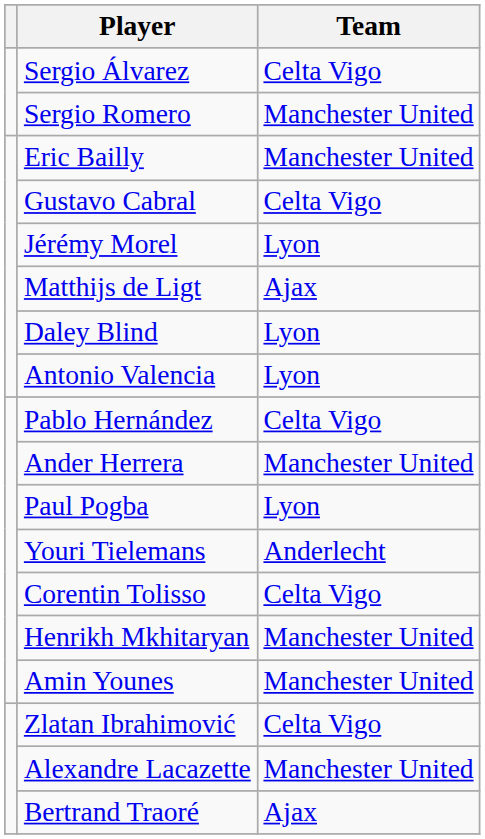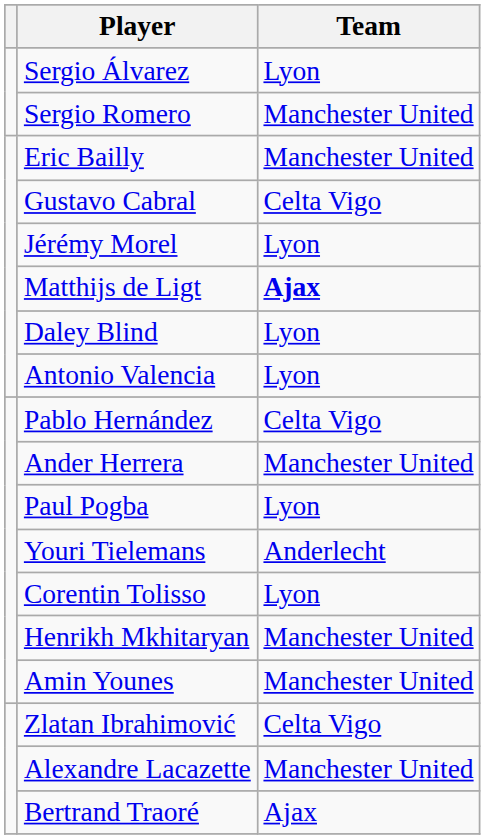(322, 69) Celta Vigo -> (292, 69) Lyon
(290, 288) normal -> (292, 288) bold
(322, 593) Celta Vigo -> (292, 593) Lyon
